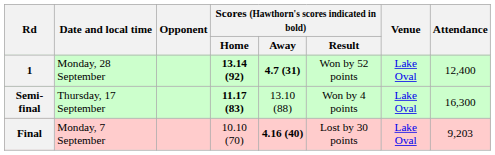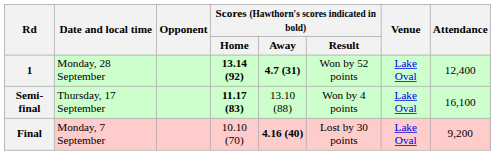(460, 102) 16,300 -> (460, 102) 16,100
(460, 134) 9,203 -> (460, 134) 9,200
